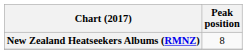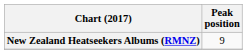(222, 40) 8 -> (222, 40) 9
